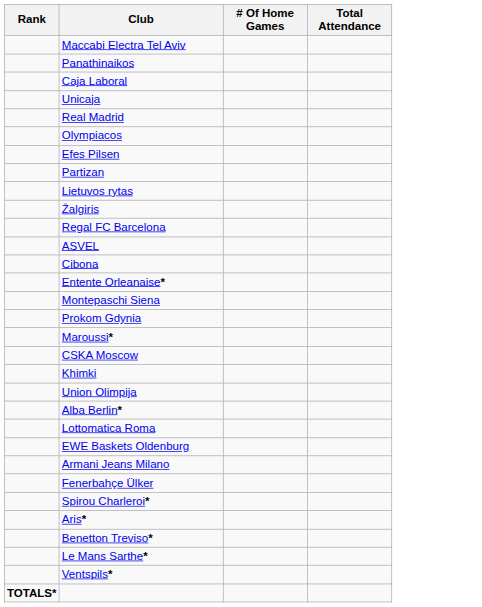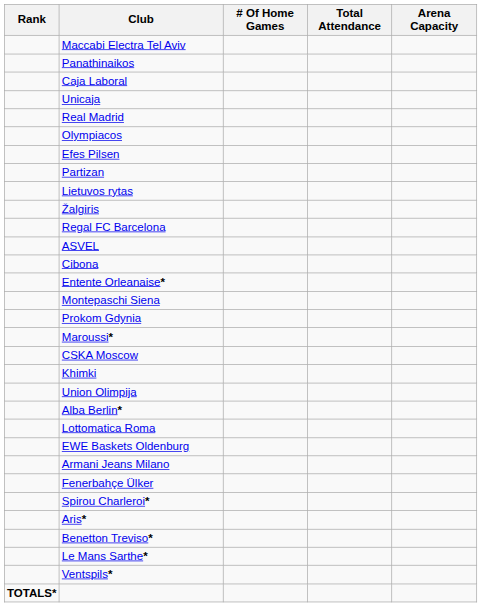+ column: (434, 20)
